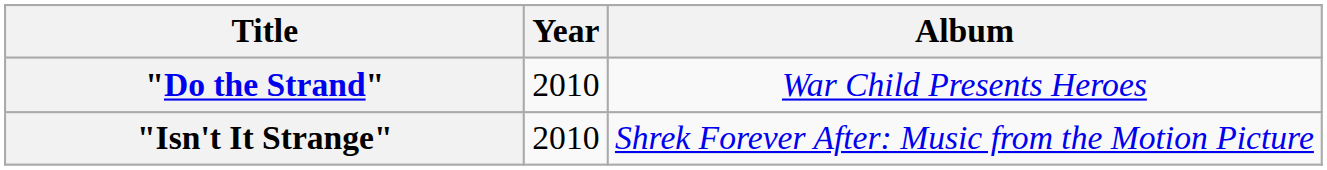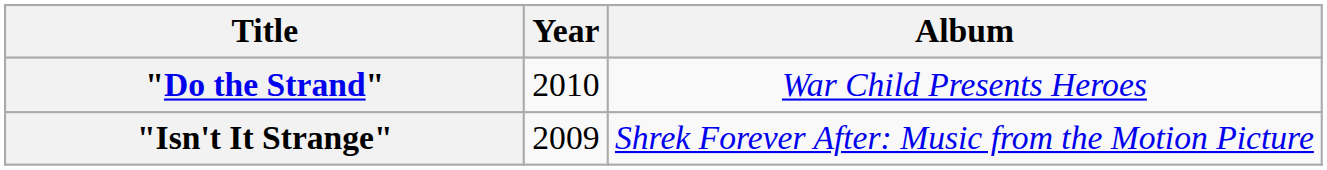(566, 137) 2010 -> (566, 137) 2009
